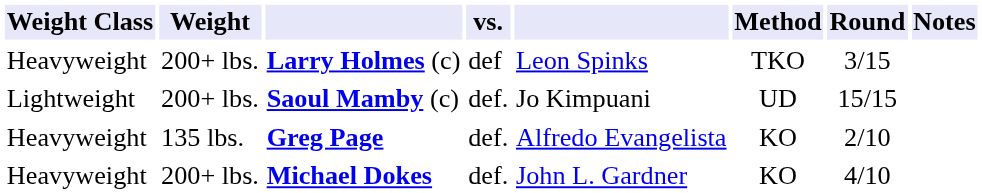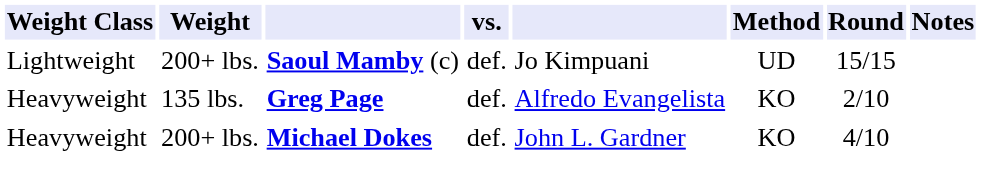- row: (364, 60)
